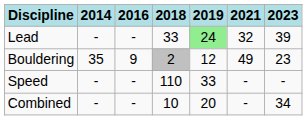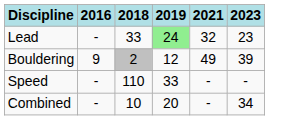- column: (96, 15)
(283, 37) 39 -> (246, 37) 23
(283, 59) 23 -> (246, 59) 39
